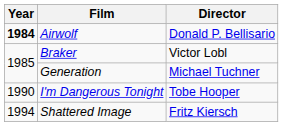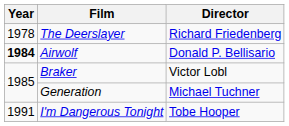+ row: (82, 33)
(21, 92) 1990 -> (21, 111) 1991
- row: (86, 111)
